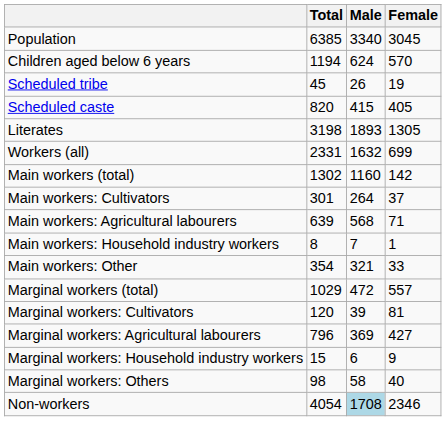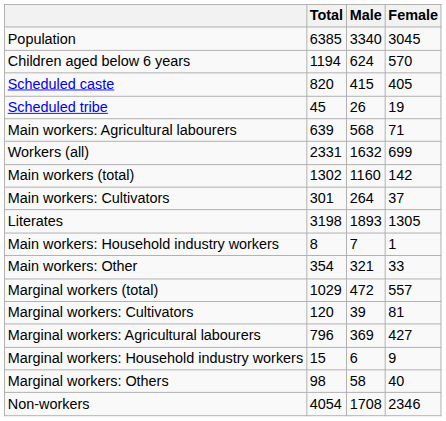rows swapped: (61, 107) <-> (58, 84)
rows swapped: (35, 130) <-> (122, 221)
(366, 404) lightblue background -> (366, 404) no background
